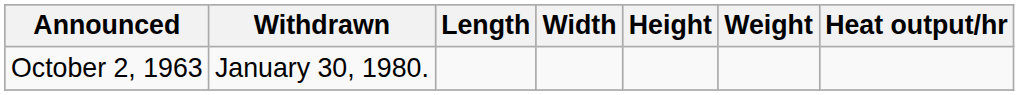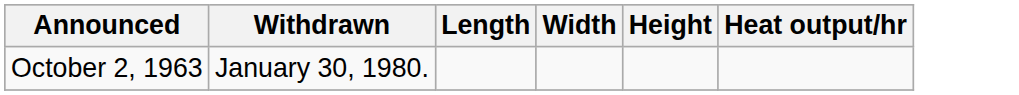- column: (769, 25)
